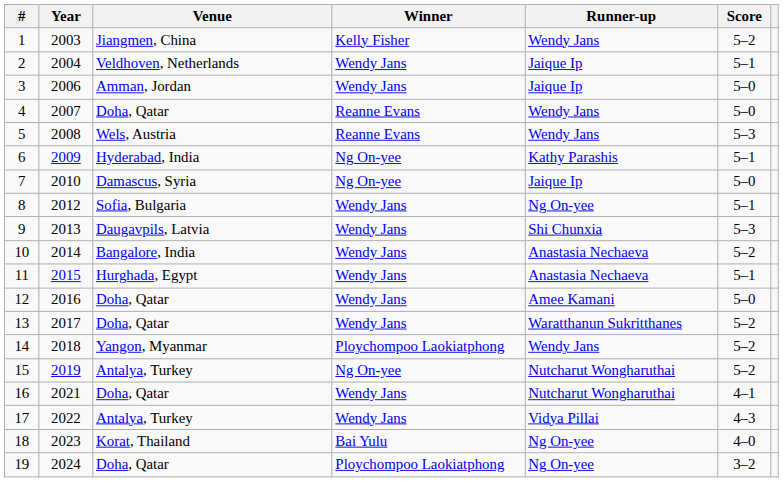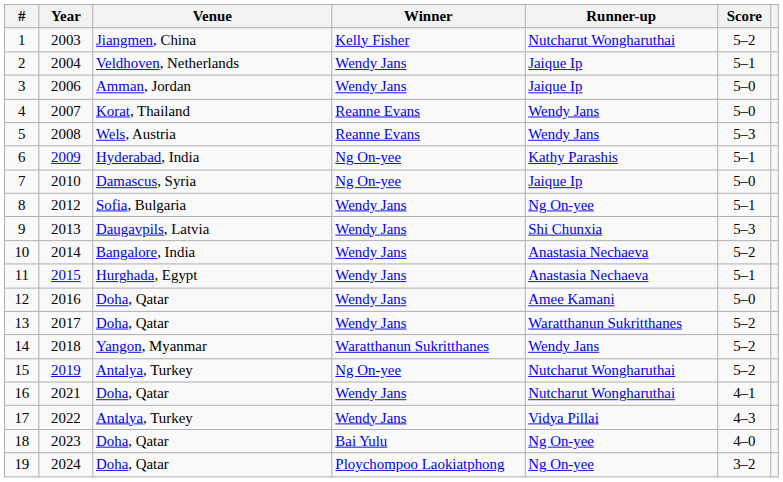(564, 39) Wendy Jans -> (602, 39) Nutcharut Wongharuthai
(132, 110) Doha, Qatar -> (143, 110) Korat, Thailand
(420, 346) Ploychompoo Laokiatphong -> (412, 346) Waratthanun Sukritthanes
(143, 441) Korat, Thailand -> (132, 441) Doha, Qatar
